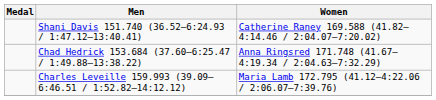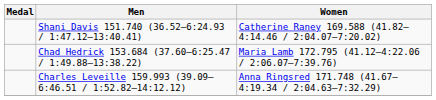(318, 57) Anna Ringsred 171.748 (41.67–4:19.34 / 2:04.63–7:32.29) -> (329, 57) Maria Lamb 172.795 (41.12–4:22.06 / 2:06.07–7:39.76)
(329, 83) Maria Lamb 172.795 (41.12–4:22.06 / 2:06.07–7:39.76) -> (318, 83) Anna Ringsred 171.748 (41.67–4:19.34 / 2:04.63–7:32.29)
